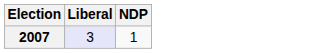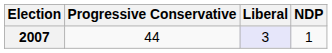+ column: (152, 15)
